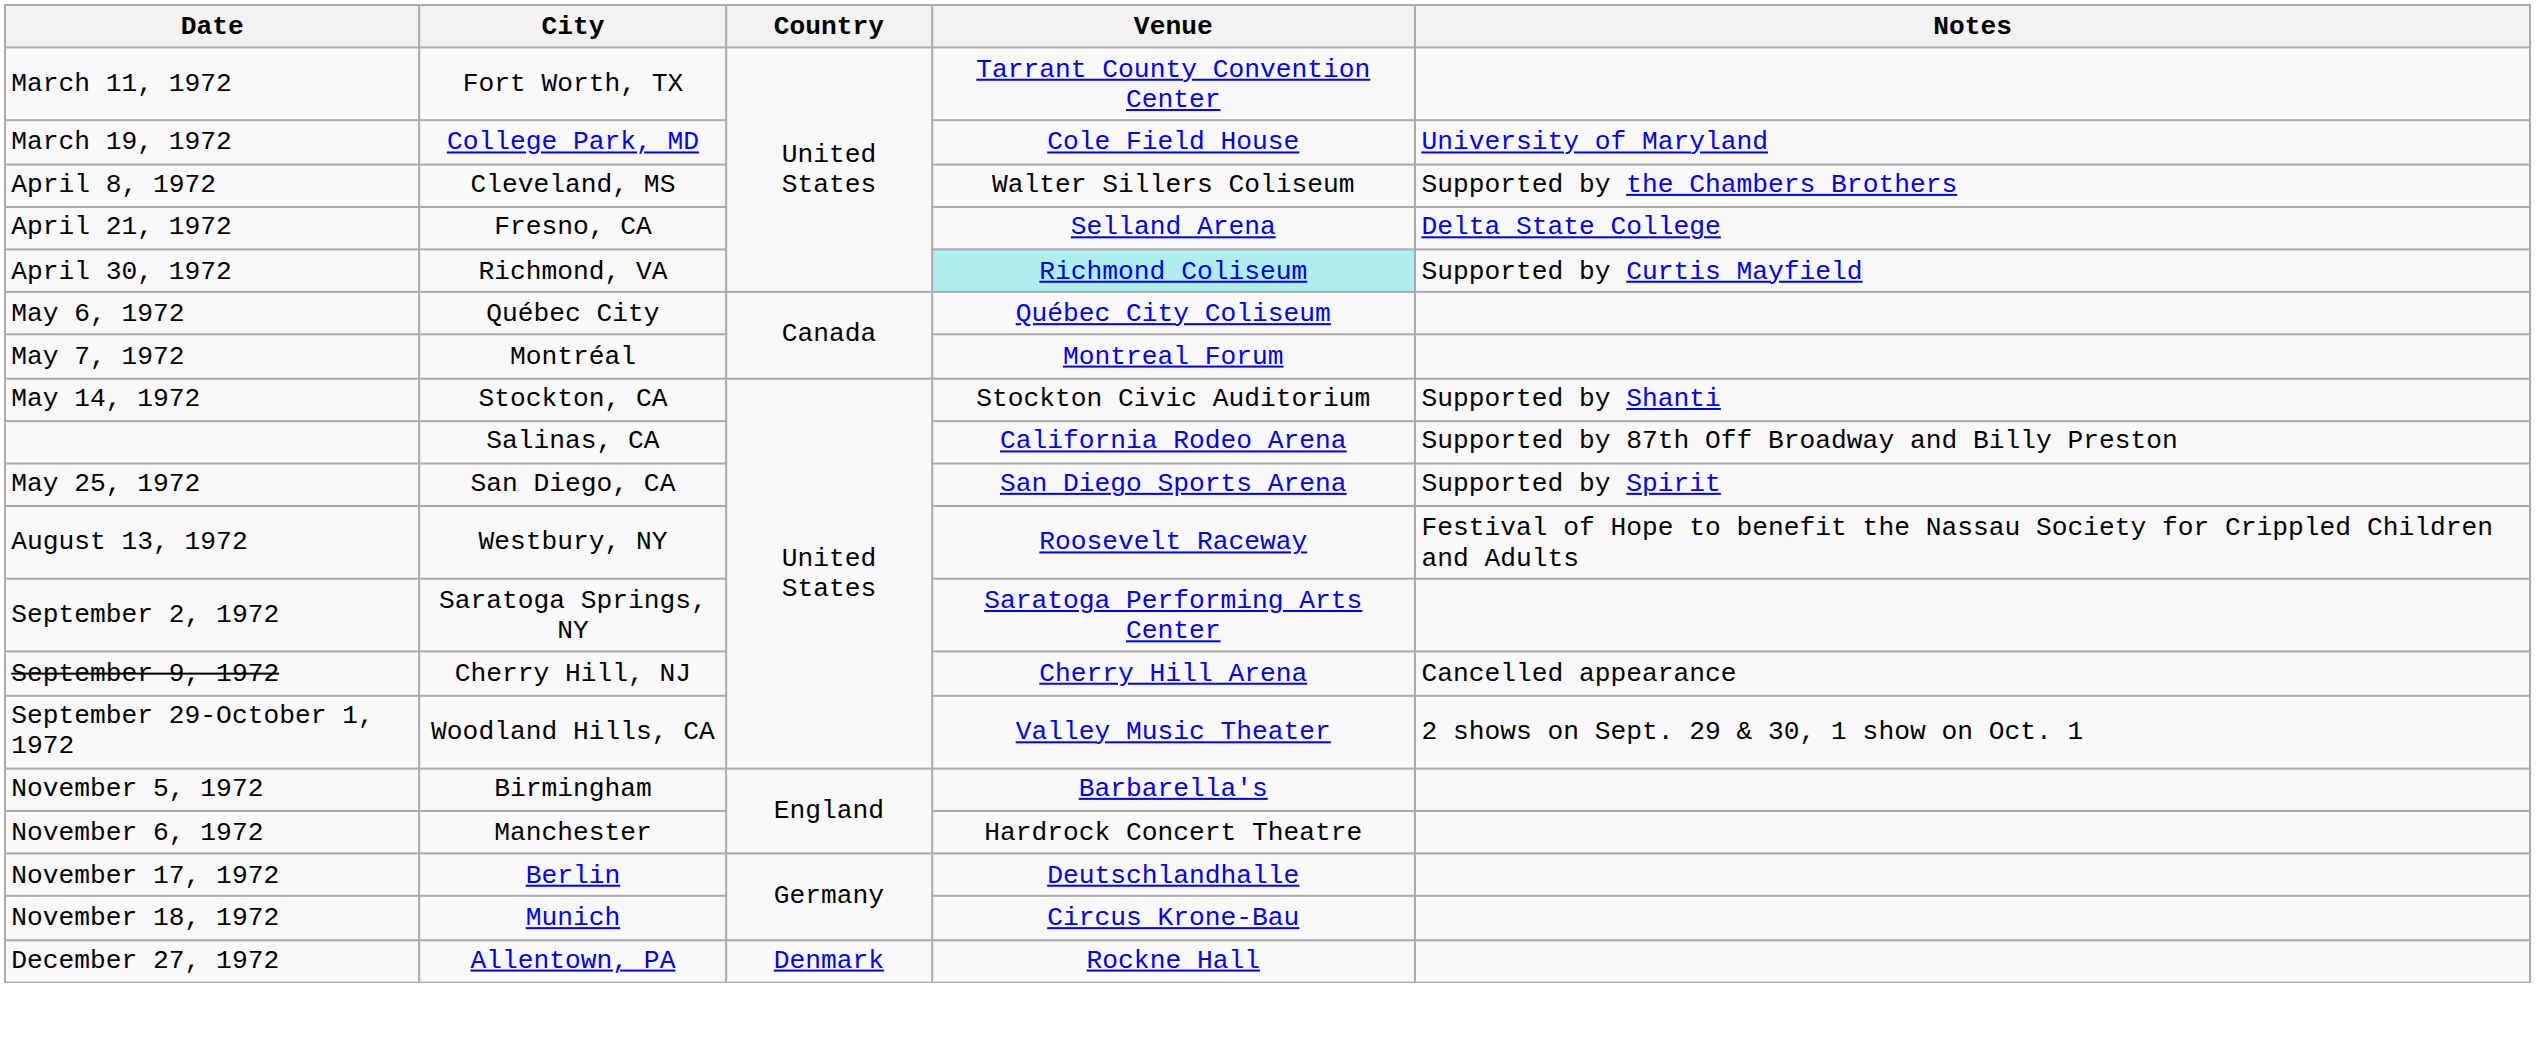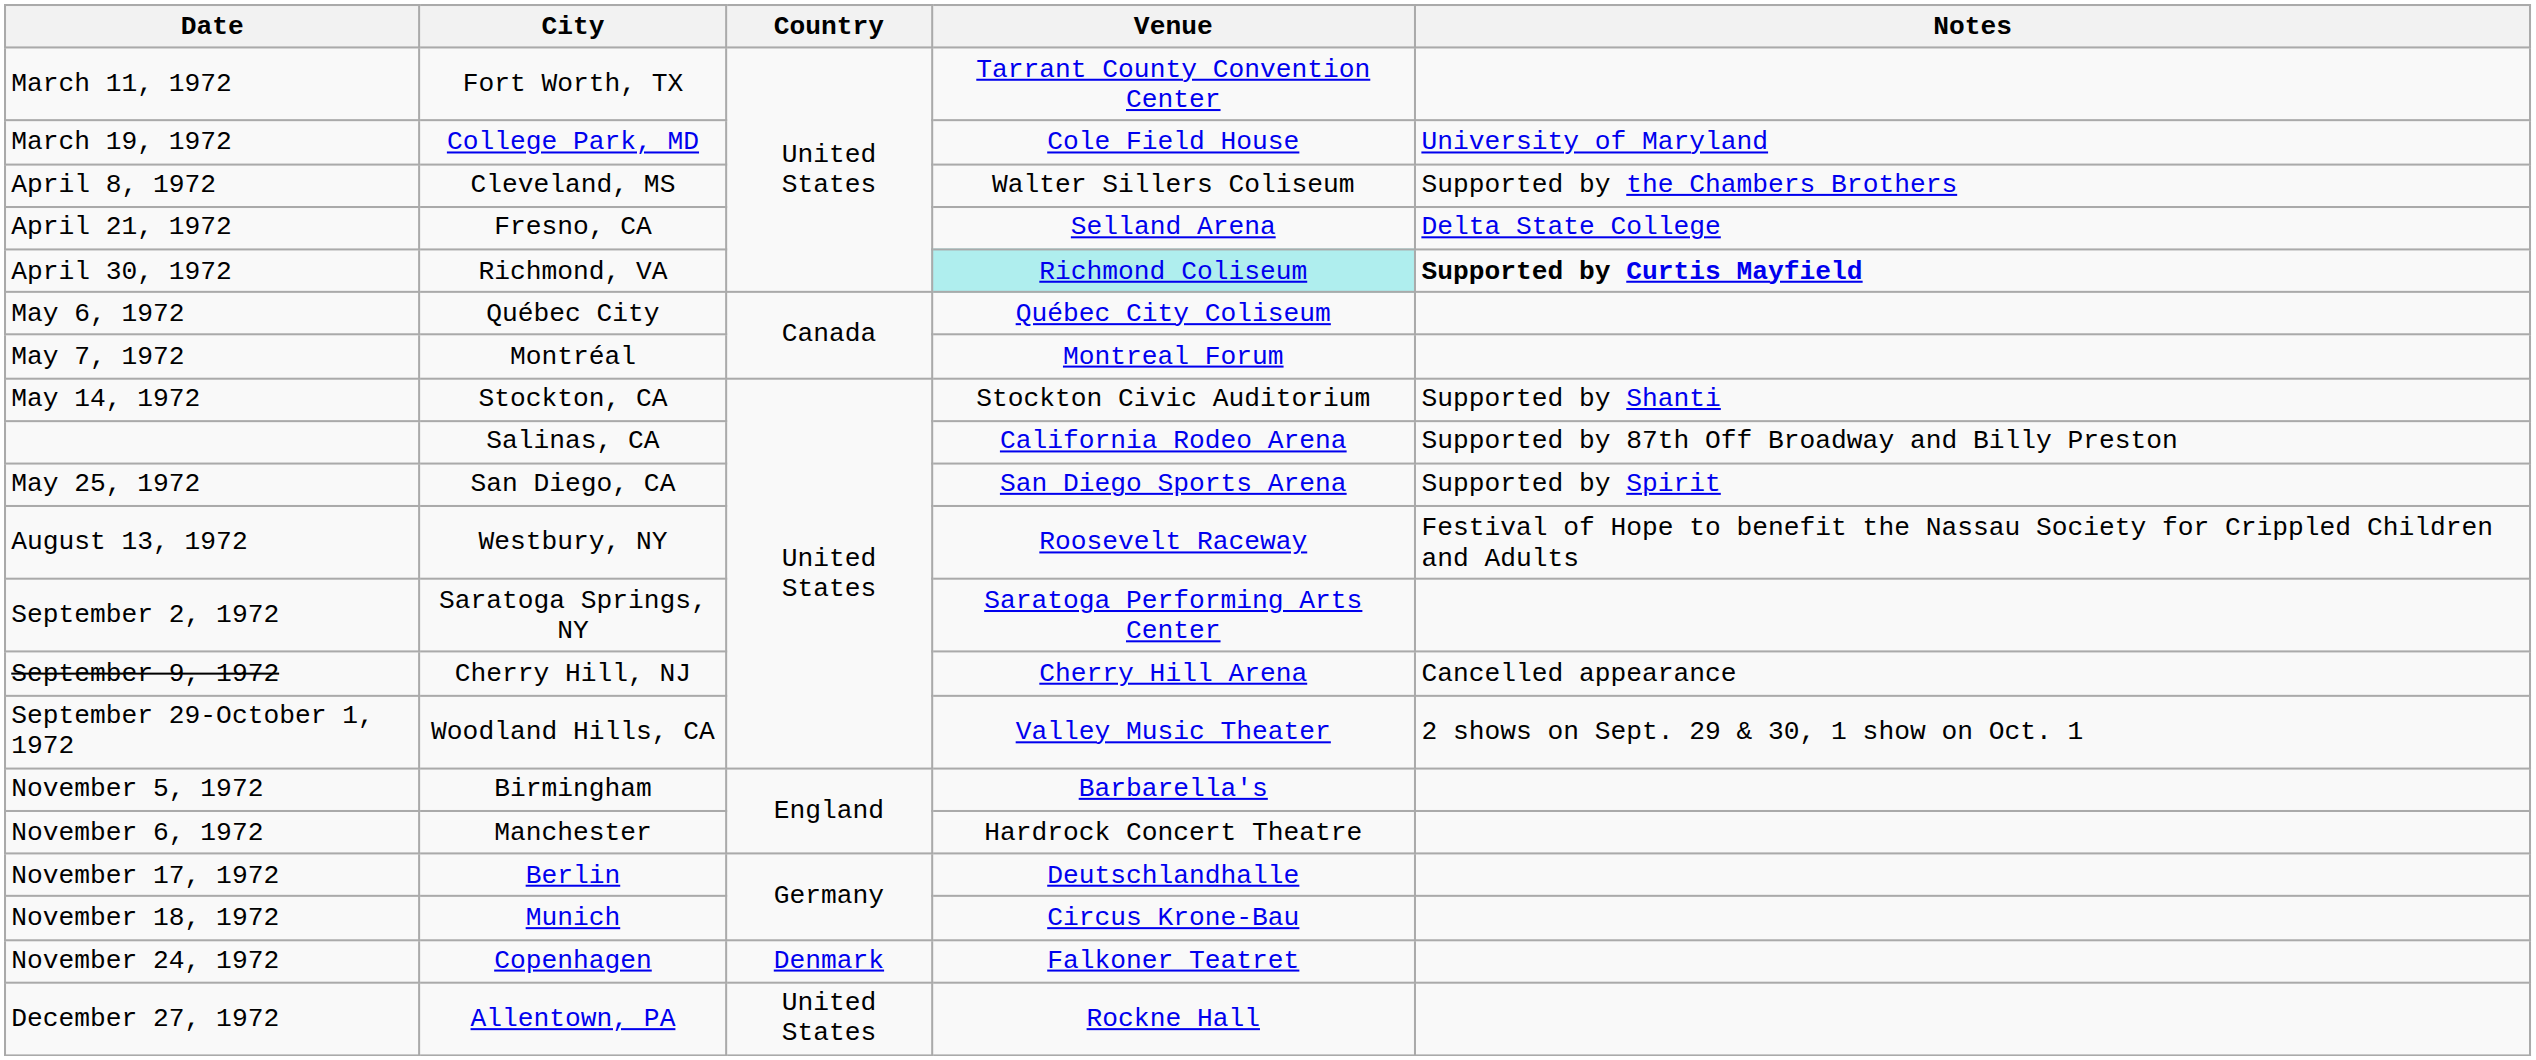(1642, 271) normal -> (1642, 271) bold
+ row: (145, 961)
(829, 961) Denmark -> (829, 1019) United States
